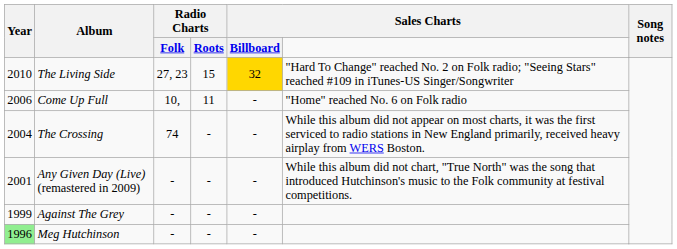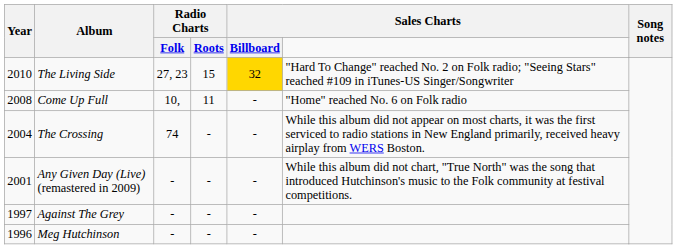(20, 100) 2006 -> (20, 100) 2008
(20, 214) 1999 -> (20, 214) 1997
(20, 234) lightgreen background -> (20, 234) no background
